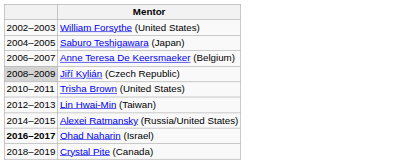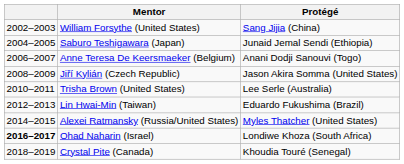+ column: (320, 12)
(31, 74) lightgrey background -> (31, 74) no background
